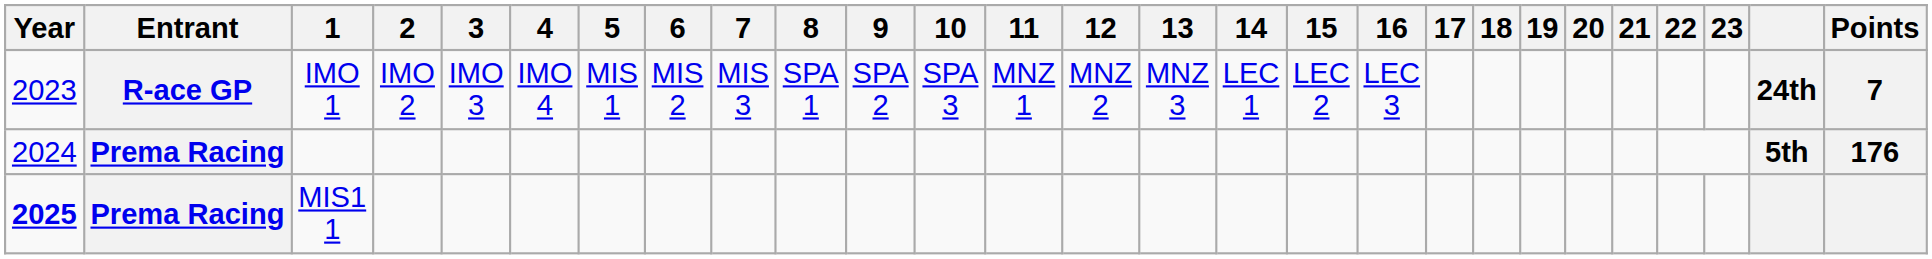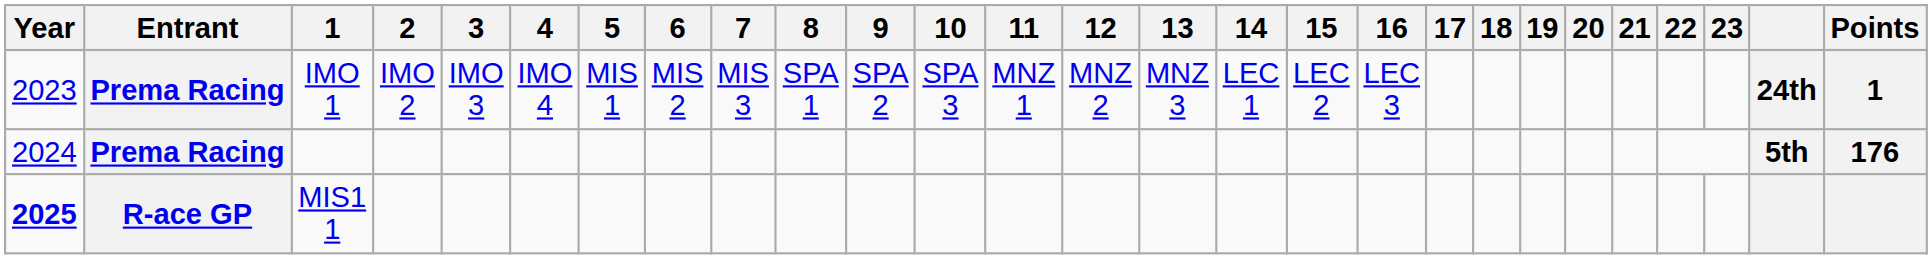(187, 90) R-ace GP -> (187, 90) Prema Racing
(1875, 90) 7 -> (1875, 90) 1
(187, 213) Prema Racing -> (187, 213) R-ace GP
